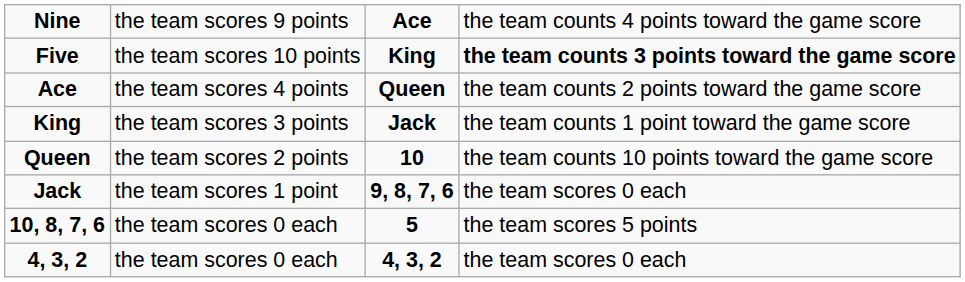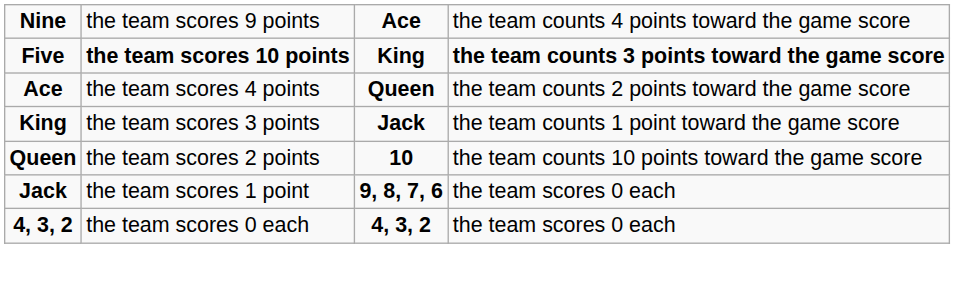(238, 55) normal -> (218, 55) bold
- row: (57, 225)
